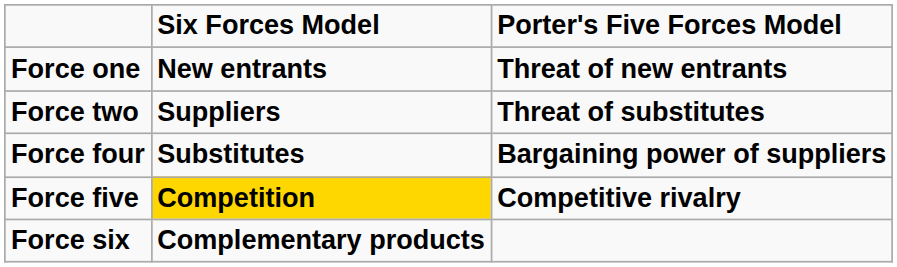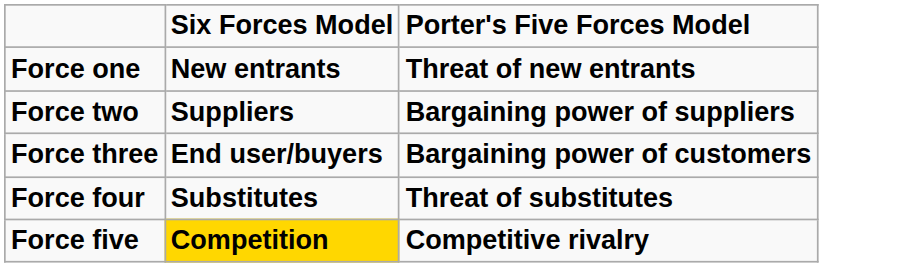(631, 111) Threat of substitutes -> (600, 111) Bargaining power of suppliers
+ row: (85, 154)
(692, 154) Bargaining power of suppliers -> (539, 197) Threat of substitutes
- row: (70, 240)
